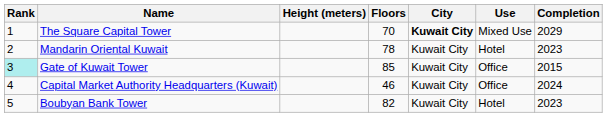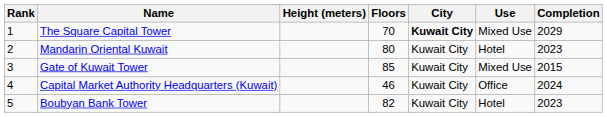(389, 49) 78 -> (389, 49) 80
(10, 67) paleturquoise background -> (10, 67) no background
(493, 67) Office -> (505, 67) Mixed Use
